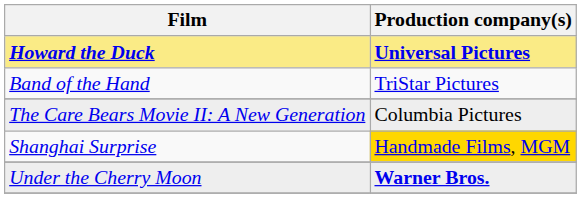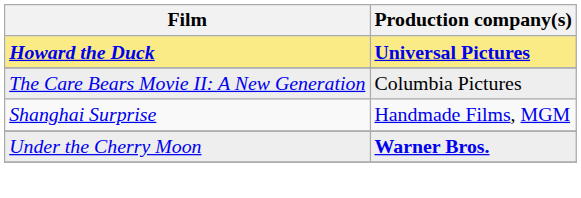- row: (79, 83)
(472, 146) gold background -> (472, 114) no background
